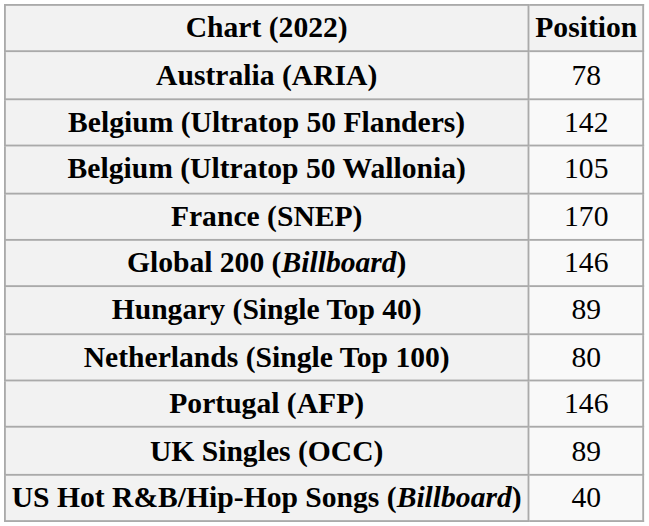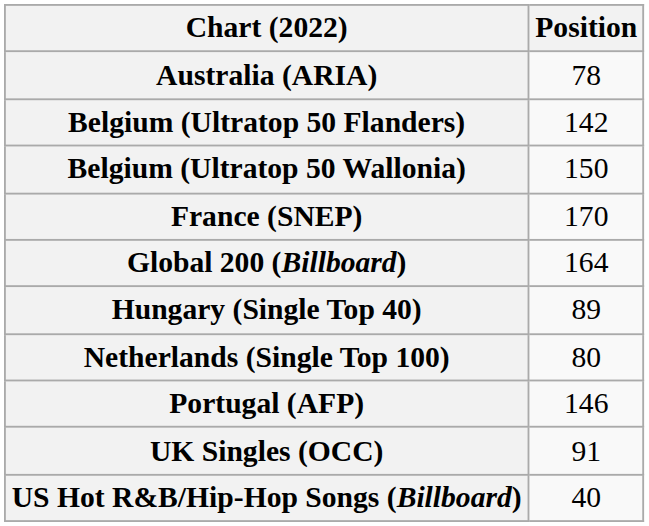(586, 168) 105 -> (586, 168) 150
(586, 262) 146 -> (586, 262) 164
(586, 450) 89 -> (586, 450) 91
